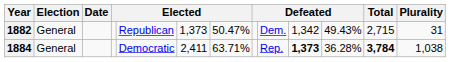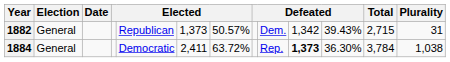(231, 30) 50.47% -> (231, 30) 50.57%
(343, 30) 49.43% -> (343, 30) 39.43%
(231, 48) 63.71% -> (231, 48) 63.72%
(343, 48) 36.28% -> (343, 48) 36.30%
(380, 48) bold -> (380, 48) normal
